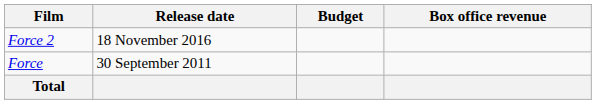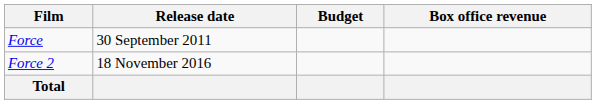rows swapped: (25, 63) <-> (31, 39)
